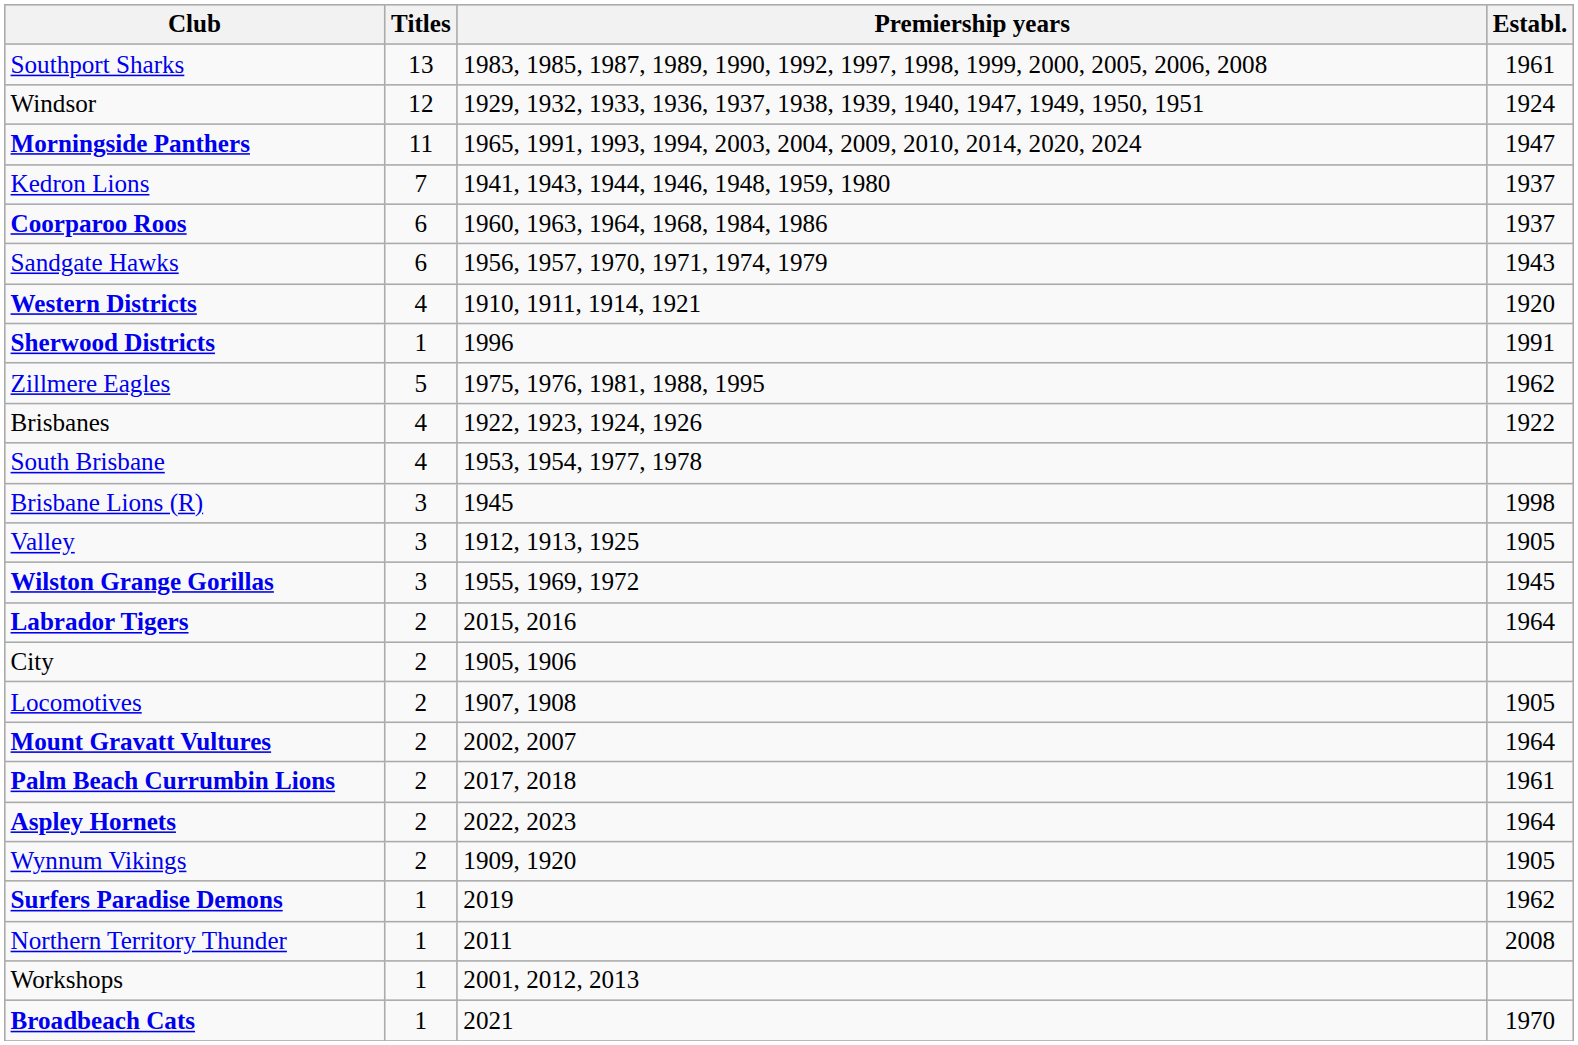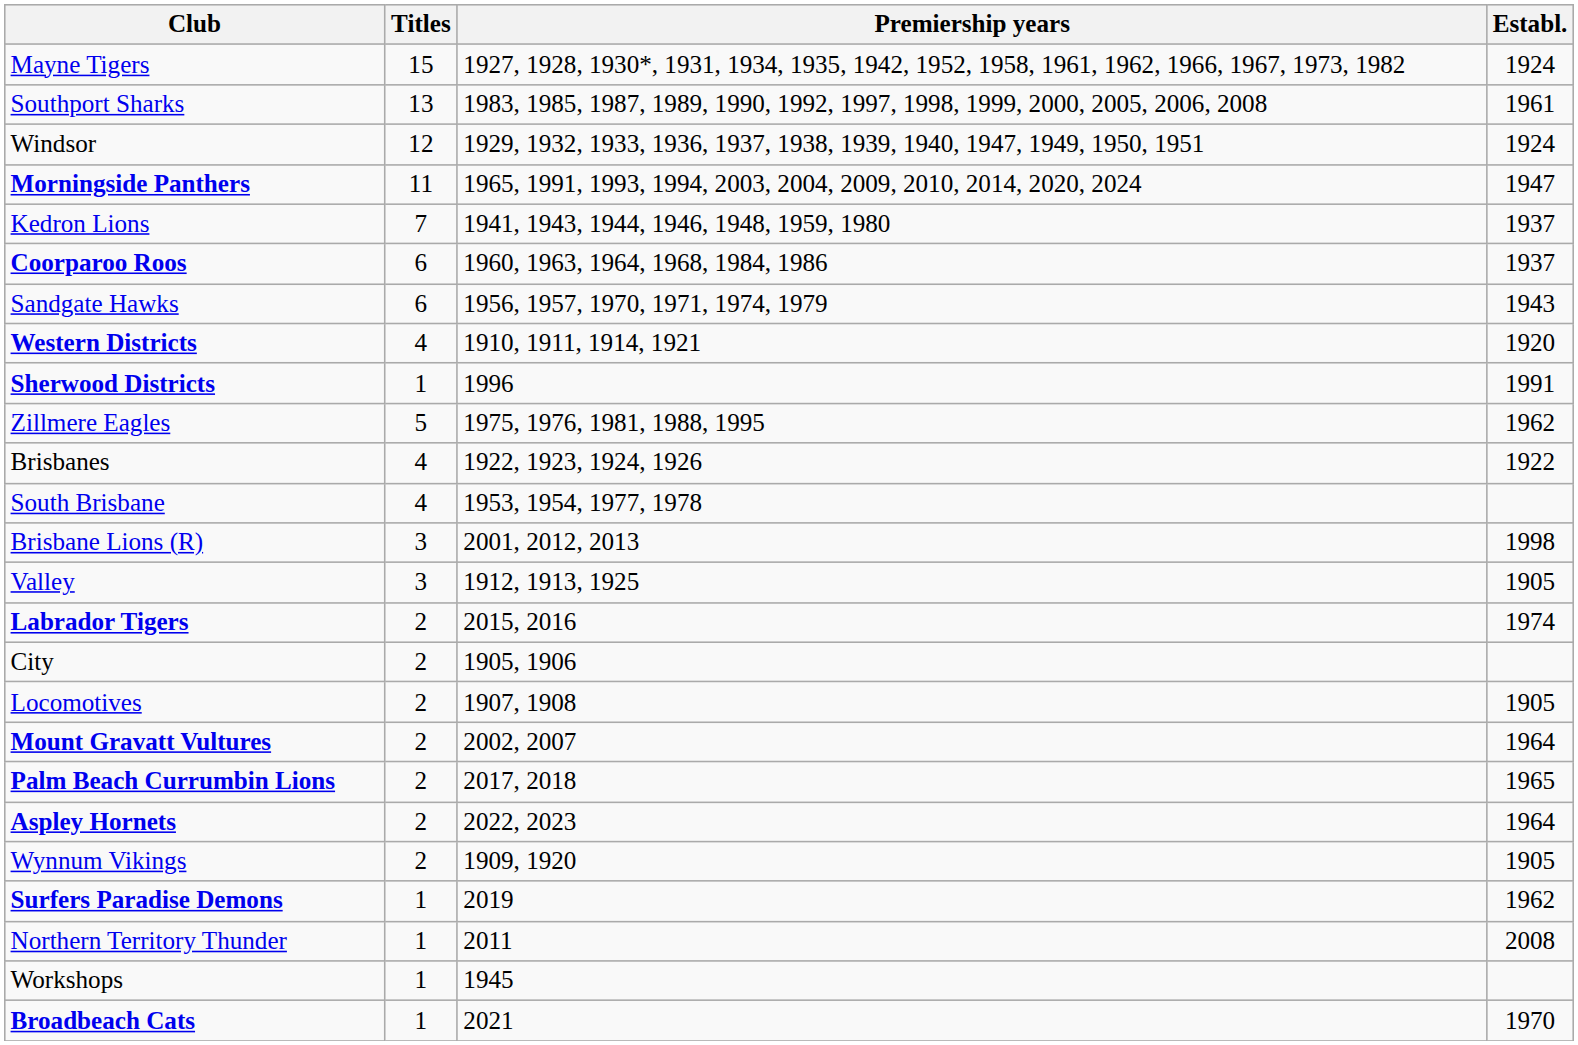+ row: (80, 64)
(488, 502) 1945 -> (551, 542) 2001, 2012, 2013
- row: (142, 582)
(1530, 622) 1964 -> (1530, 622) 1974
(1530, 781) 1961 -> (1530, 781) 1965
(551, 980) 2001, 2012, 2013 -> (488, 980) 1945
